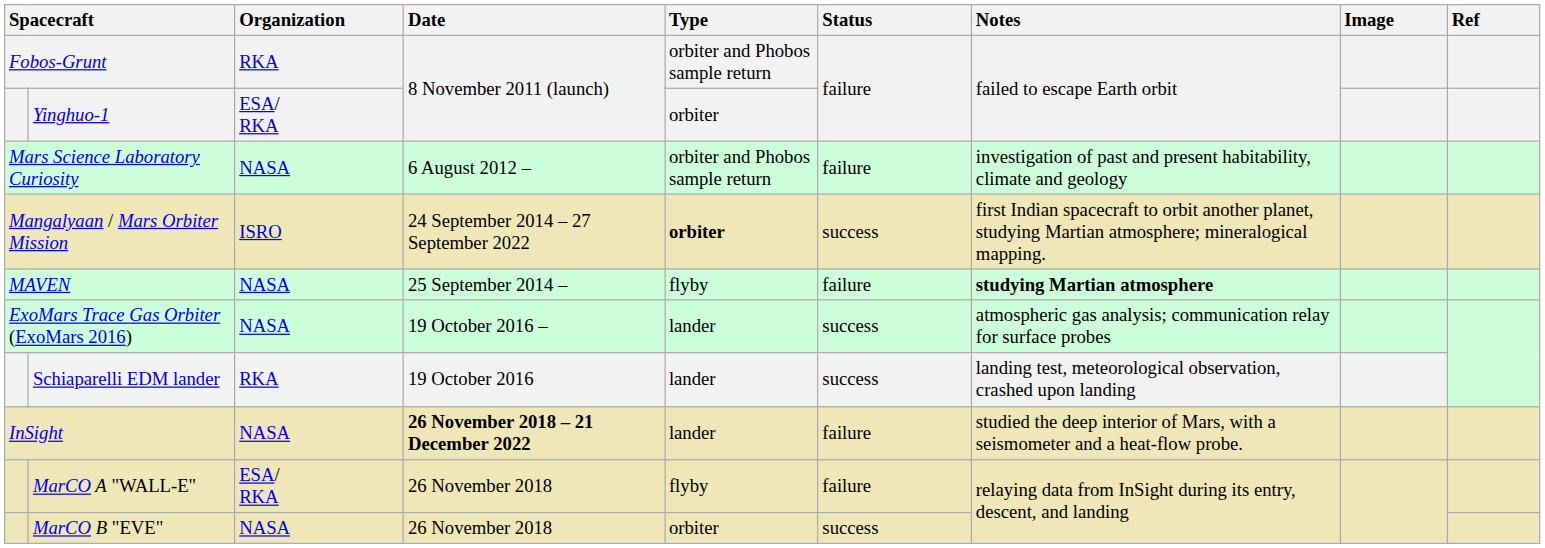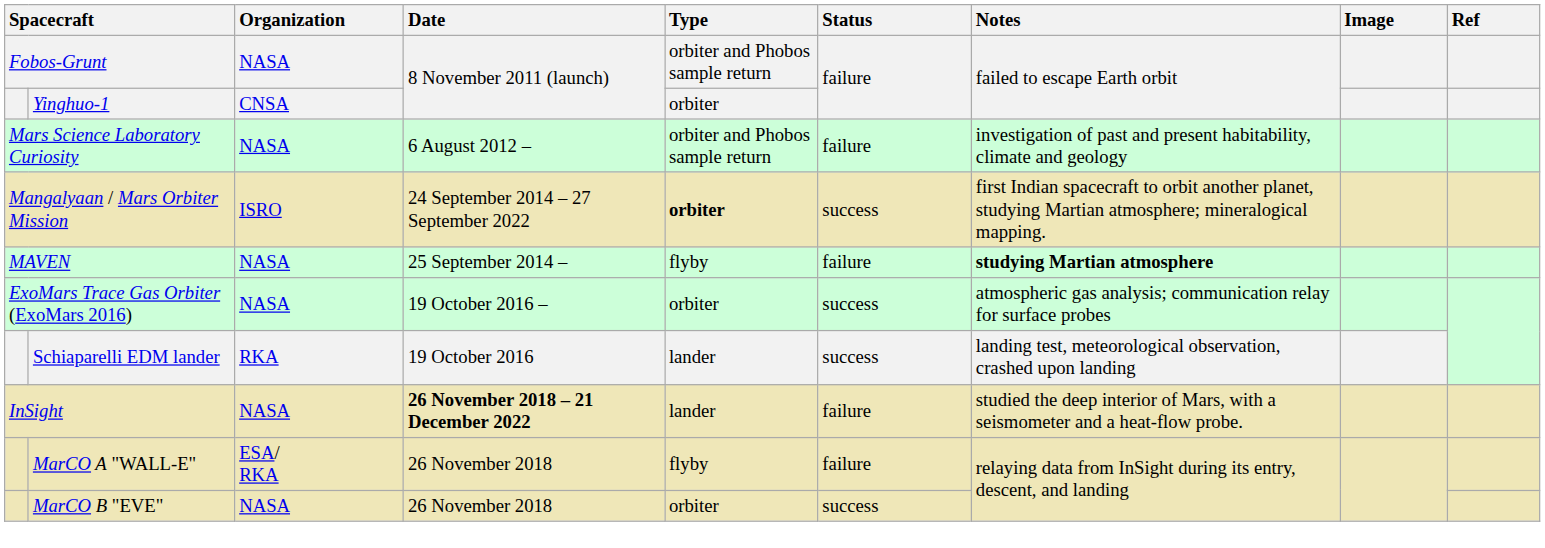(259, 61) RKA -> (265, 61) NASA
(259, 114) ESA/ RKA -> (264, 103) CNSA
(692, 326) lander -> (694, 304) orbiter
